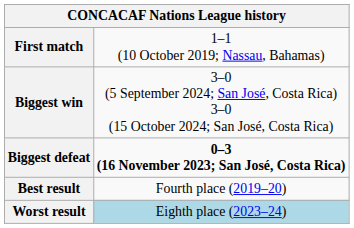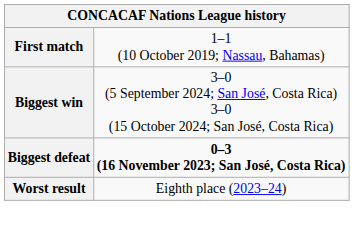- row: (49, 189)
(221, 211) lightblue background -> (221, 189) no background
